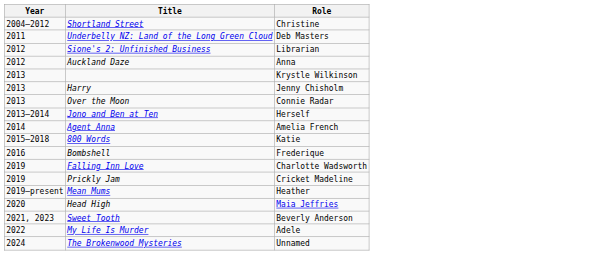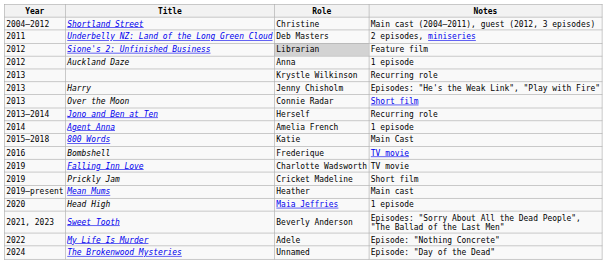+ column: (485, 11)
(298, 50) no background -> (298, 50) lightgrey background
